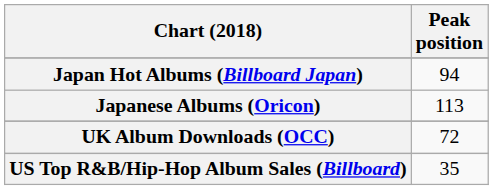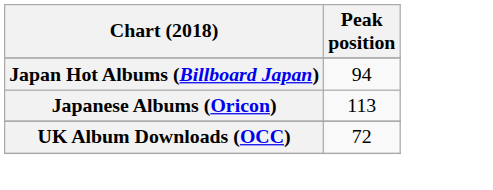- row: (208, 168)
